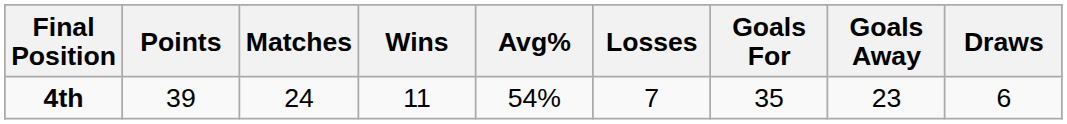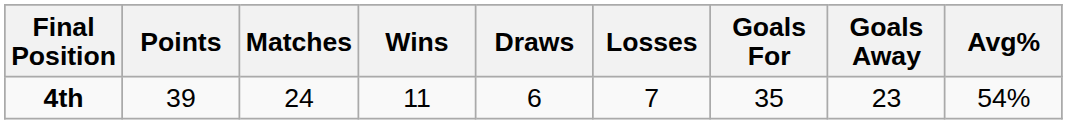columns swapped: (1004, 41) <-> (534, 41)
